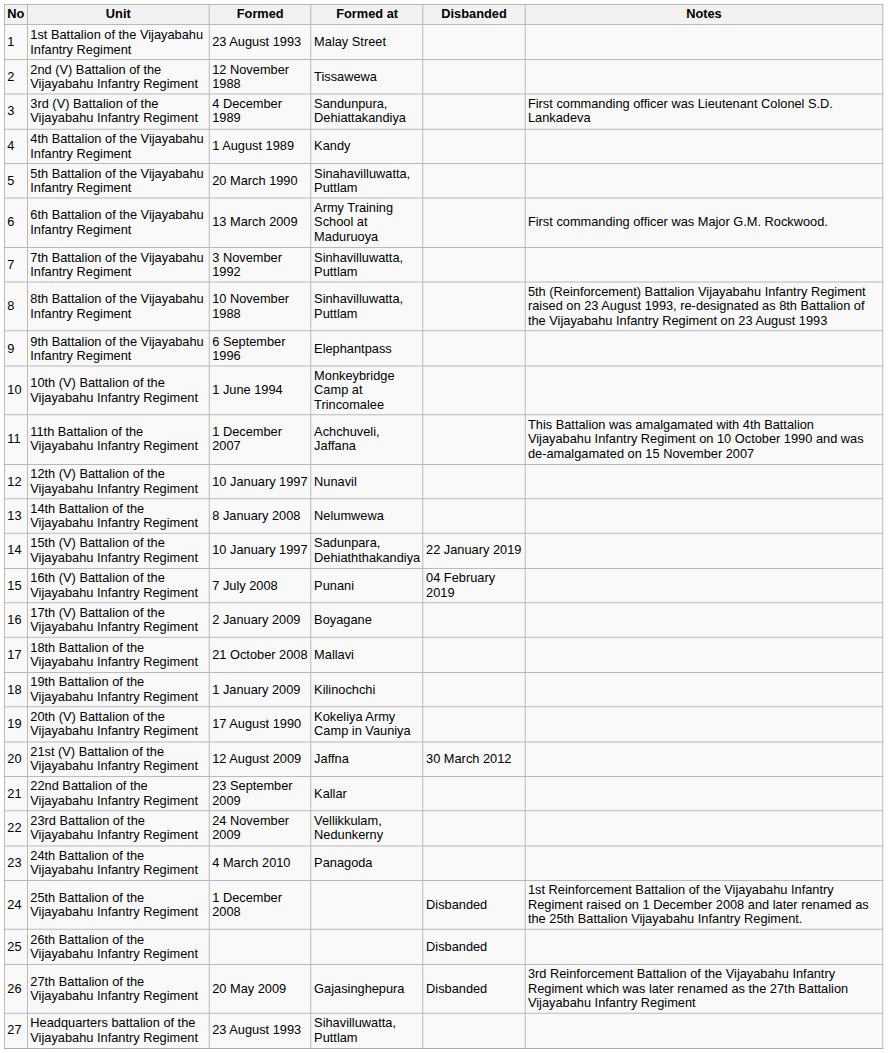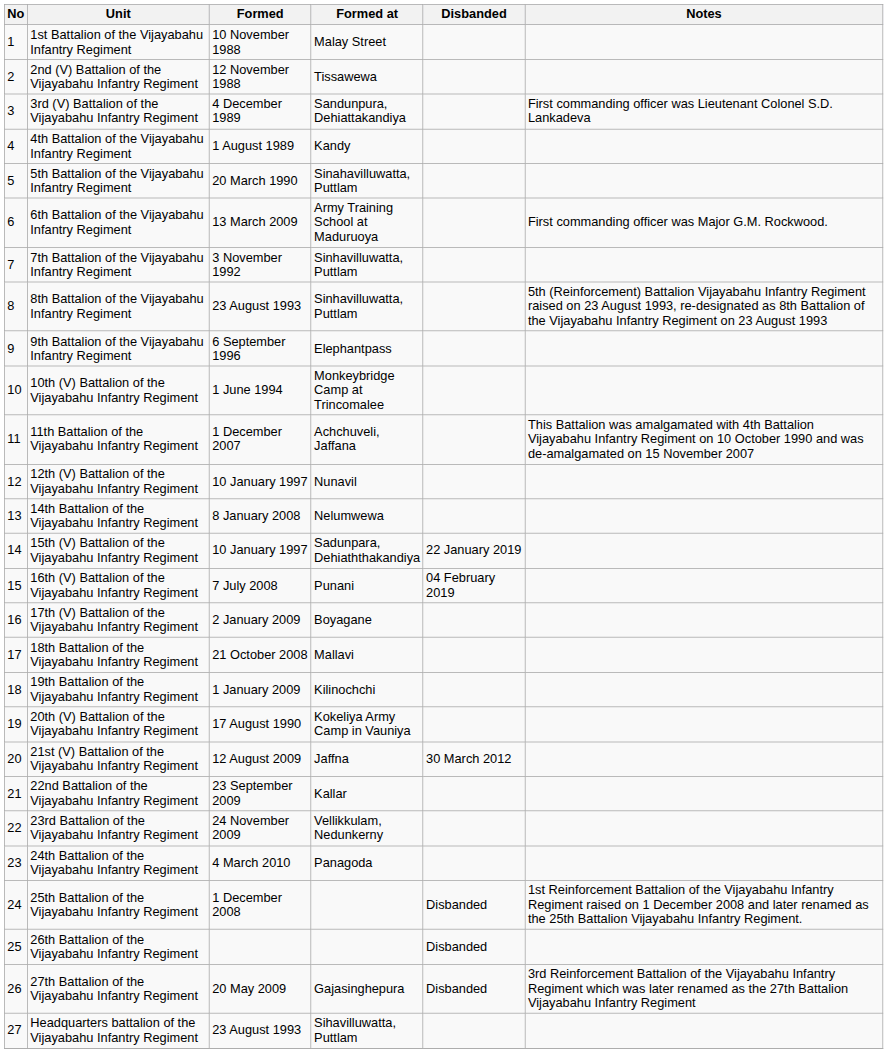(257, 42) 23 August 1993 -> (251, 42) 10 November 1988
(251, 306) 10 November 1988 -> (257, 306) 23 August 1993
